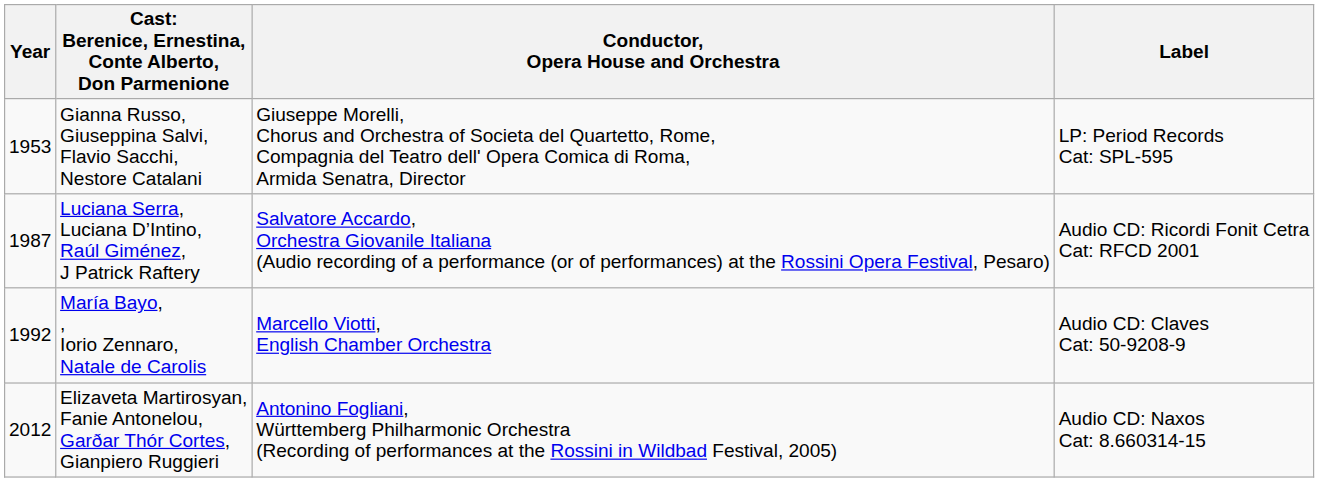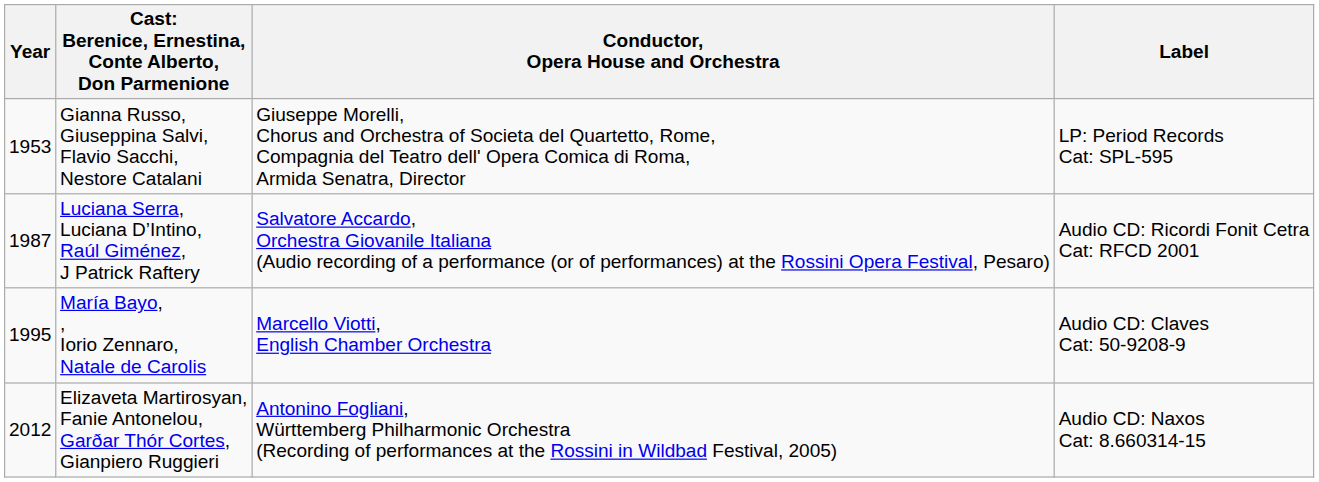(30, 335) 1992 -> (30, 335) 1995
